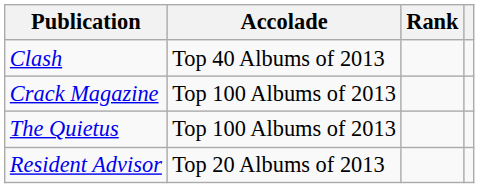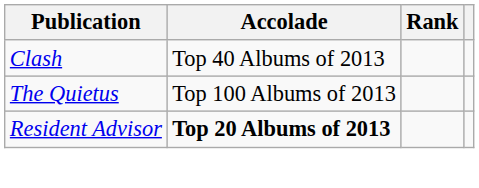- row: (84, 93)
(278, 164) normal -> (281, 128) bold
